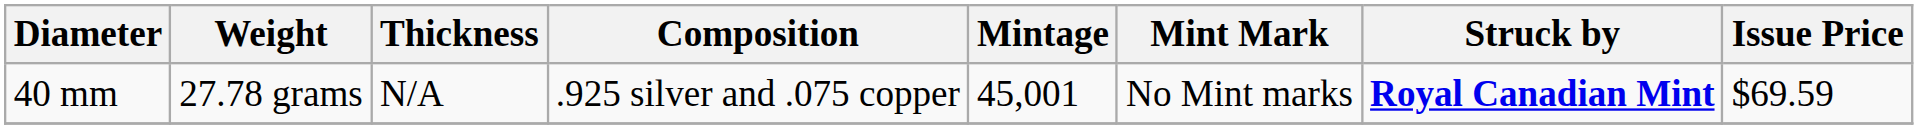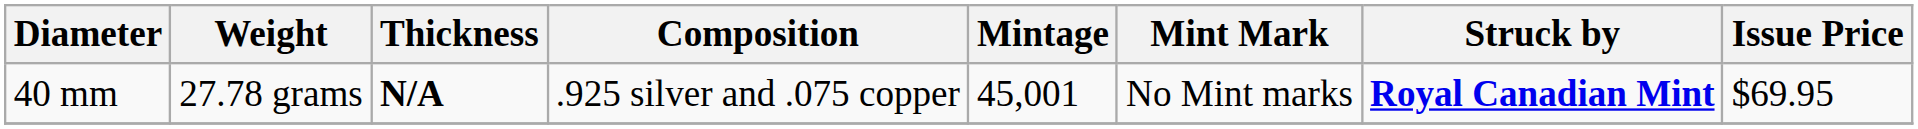(412, 92) normal -> (412, 92) bold
(1783, 92) $69.59 -> (1783, 92) $69.95
